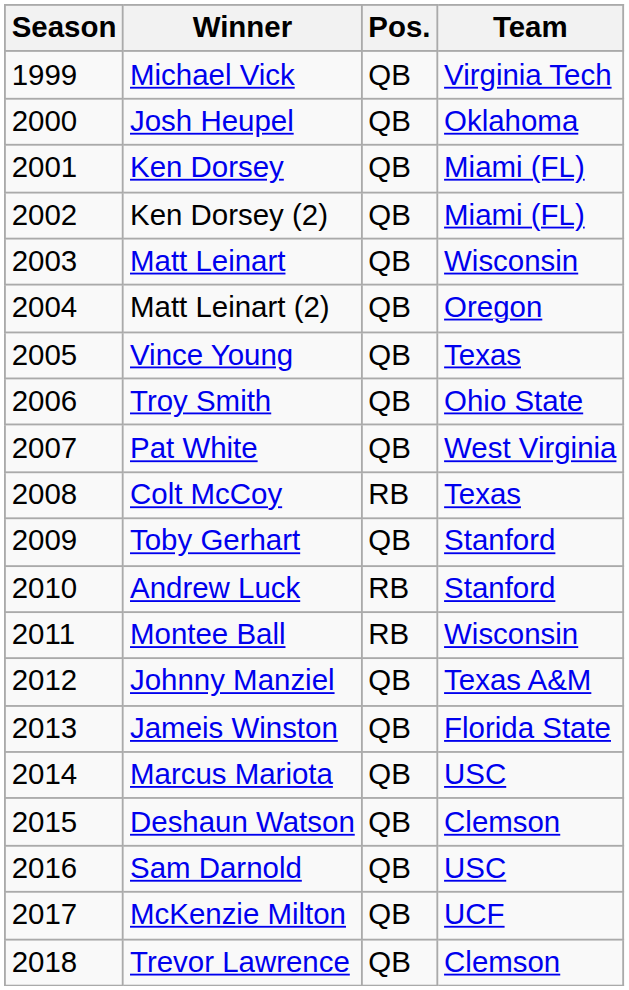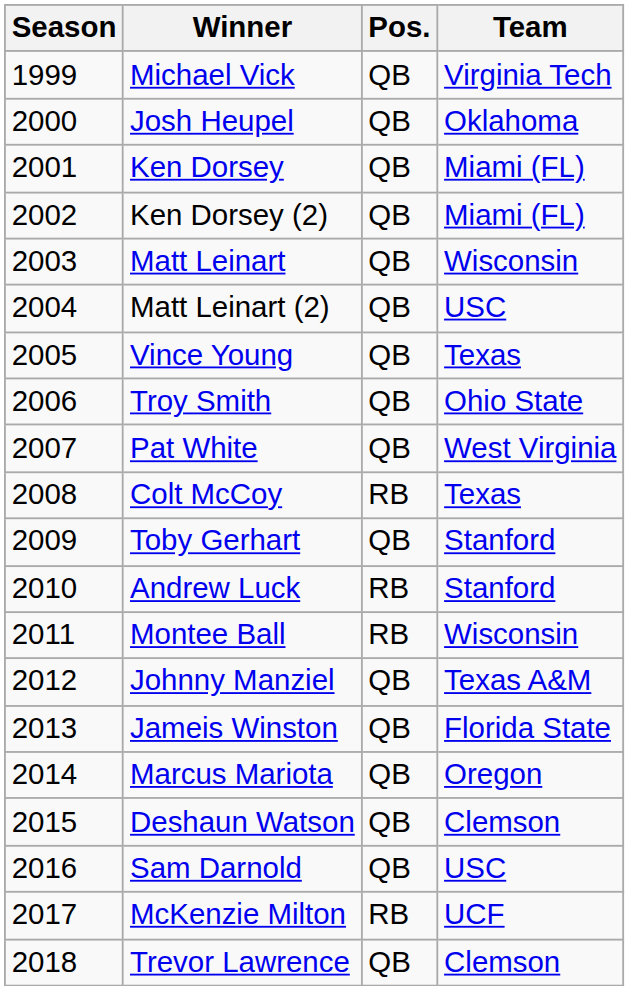(493, 307) Oregon -> (475, 307) USC
(475, 774) USC -> (493, 774) Oregon
(390, 914) QB -> (389, 914) RB
